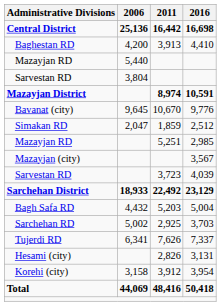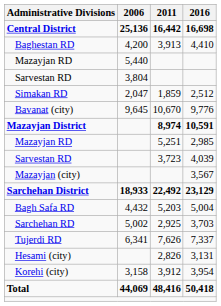rows swapped: (41, 126) <-> (46, 93)
rows swapped: (43, 175) <-> (47, 158)
